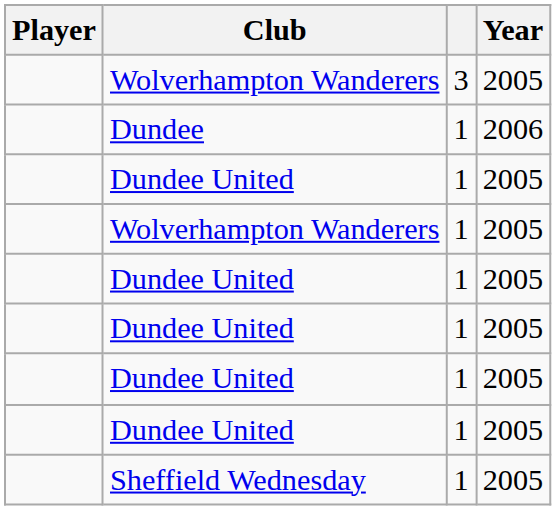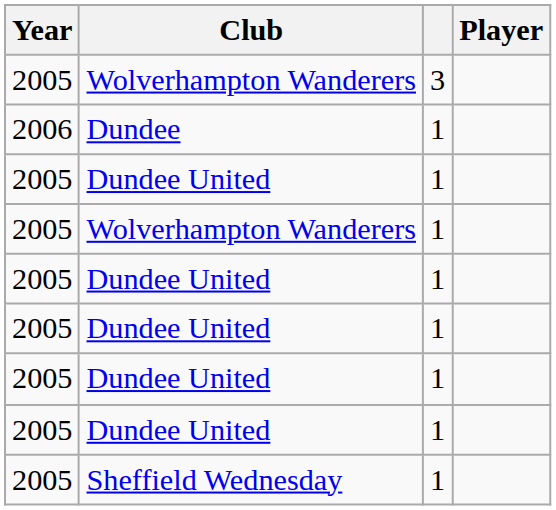columns swapped: (54, 29) <-> (513, 29)
